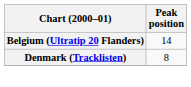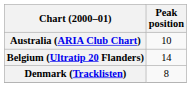+ row: (75, 40)
